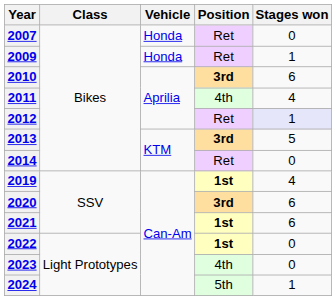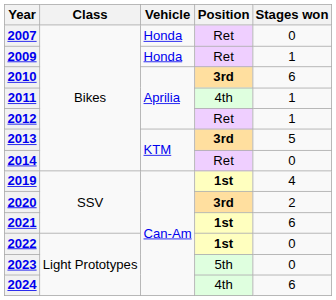(292, 98) 4 -> (292, 98) 1
(292, 118) lavender background -> (292, 118) no background
(292, 202) 6 -> (292, 202) 2
(224, 264) 4th -> (224, 264) 5th
(224, 285) 5th -> (224, 285) 4th
(292, 285) 1 -> (292, 285) 6
